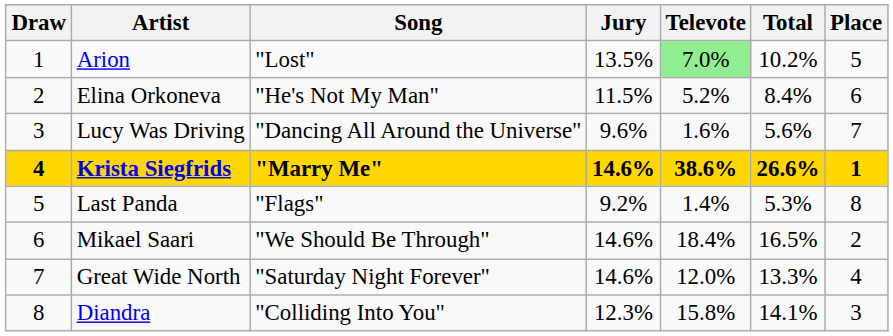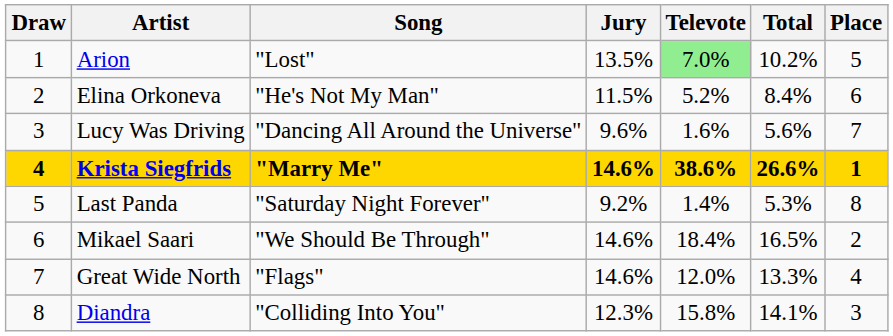(289, 204) "Flags" -> (373, 204) "Saturday Night Forever"
(373, 276) "Saturday Night Forever" -> (289, 276) "Flags"
